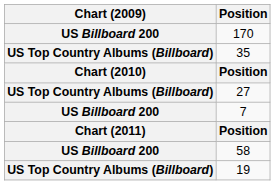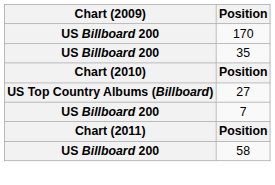(110, 53) US Top Country Albums (Billboard) -> (110, 53) US Billboard 200
- row: (243, 170)
